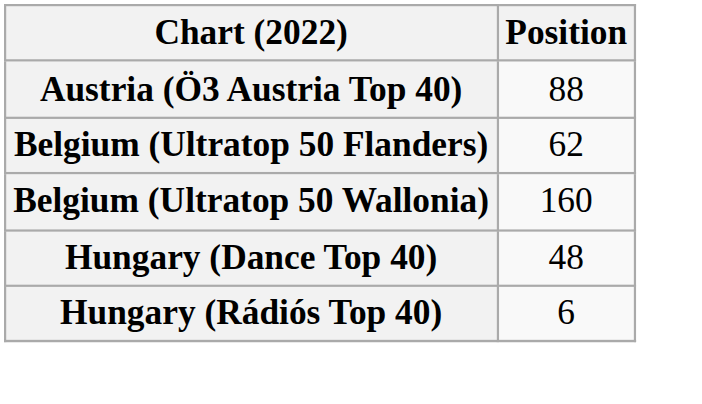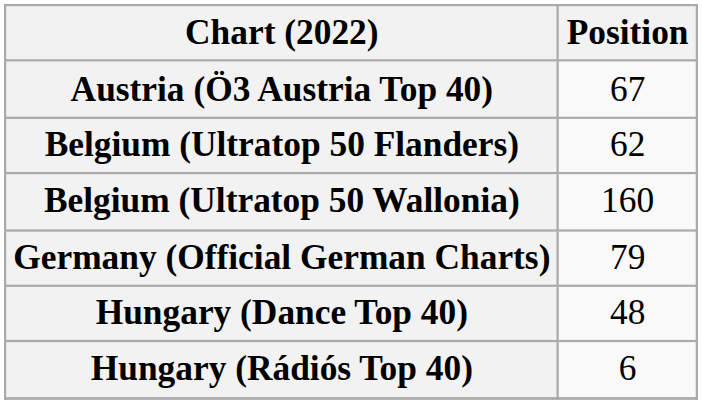(566, 88) 88 -> (628, 88) 67
+ row: (282, 256)
